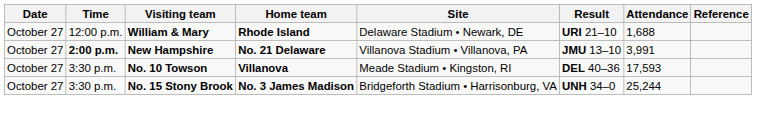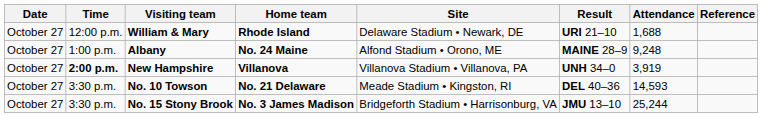+ row: (147, 50)
(282, 50) No. 21 Delaware -> (263, 68) Villanova
(592, 50) JMU 13–10 -> (589, 68) UNH 34–0
(641, 50) 3,991 -> (647, 68) 3,919
(263, 68) Villanova -> (282, 86) No. 21 Delaware
(644, 68) 17,593 -> (650, 86) 14,593
(589, 86) UNH 34–0 -> (592, 104) JMU 13–10
